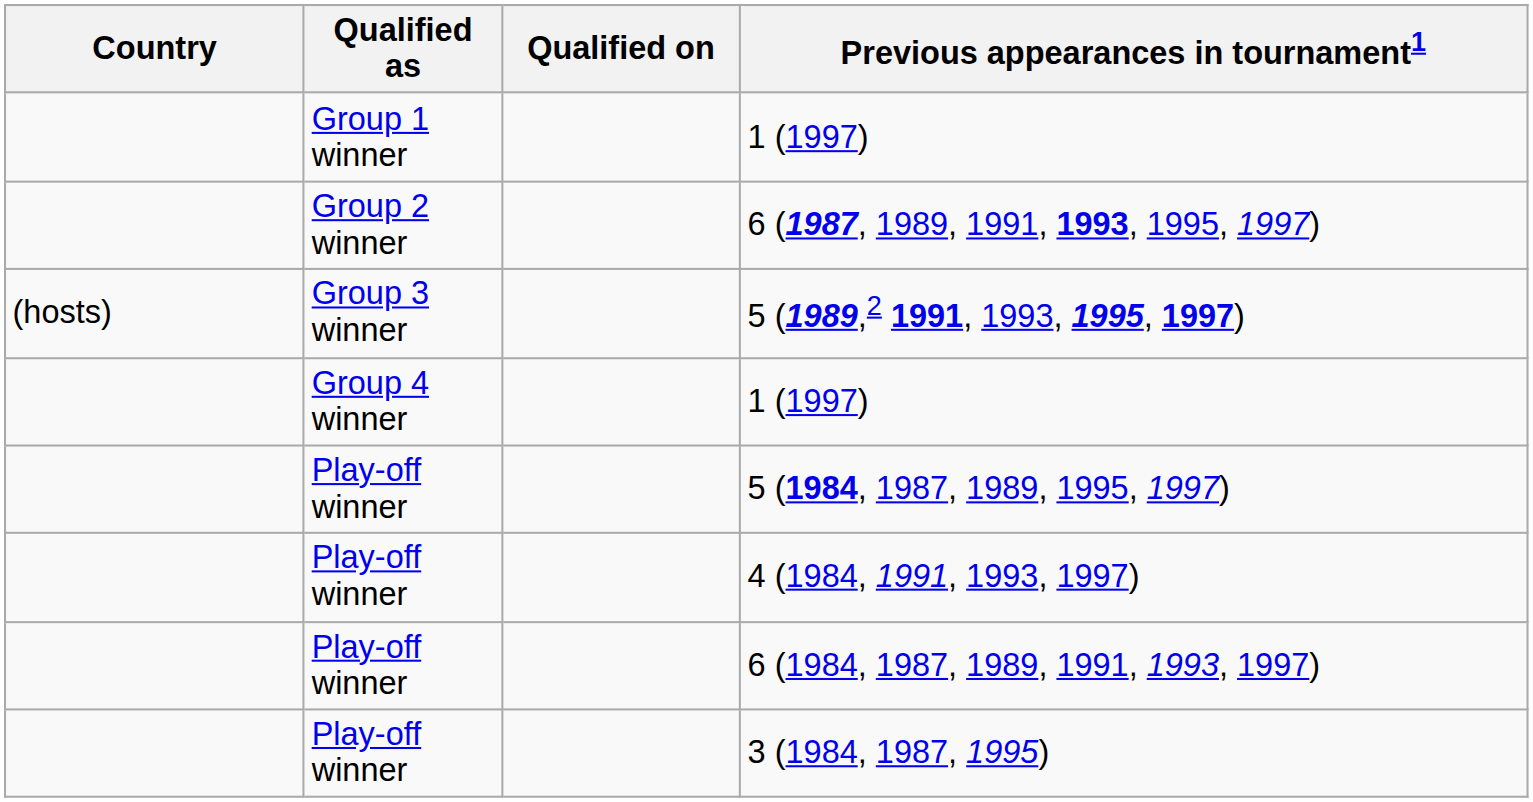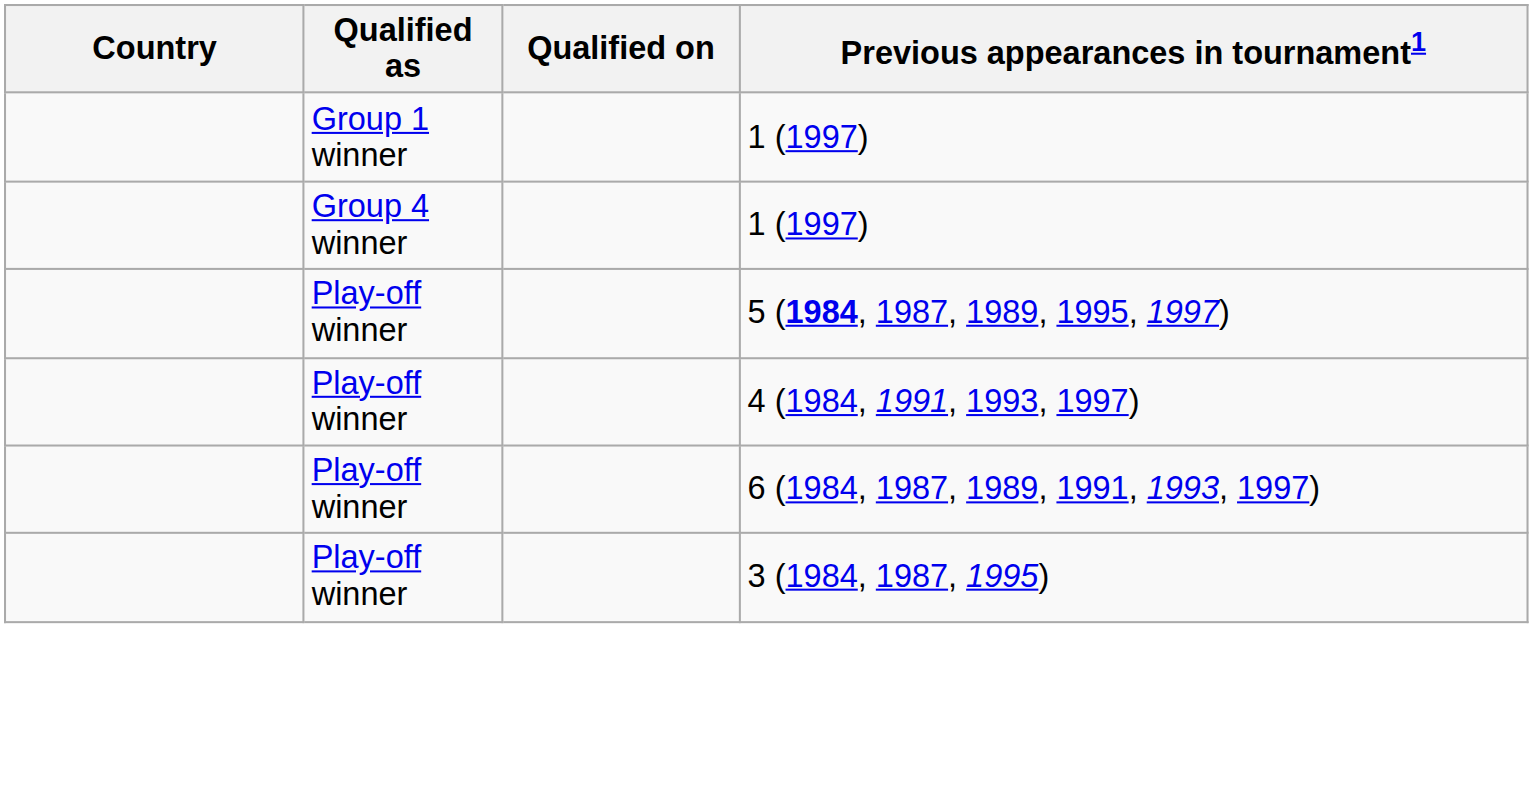- row: (370, 224)
- row: (370, 312)
